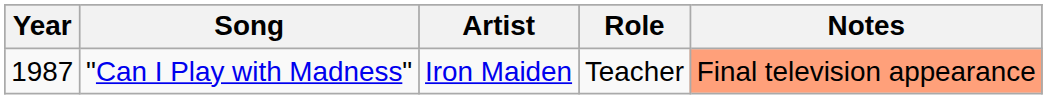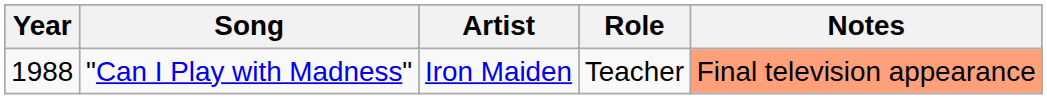(42, 70) 1987 -> (42, 70) 1988
